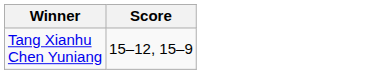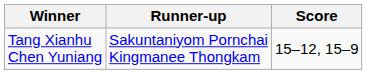+ column: (189, 16)
